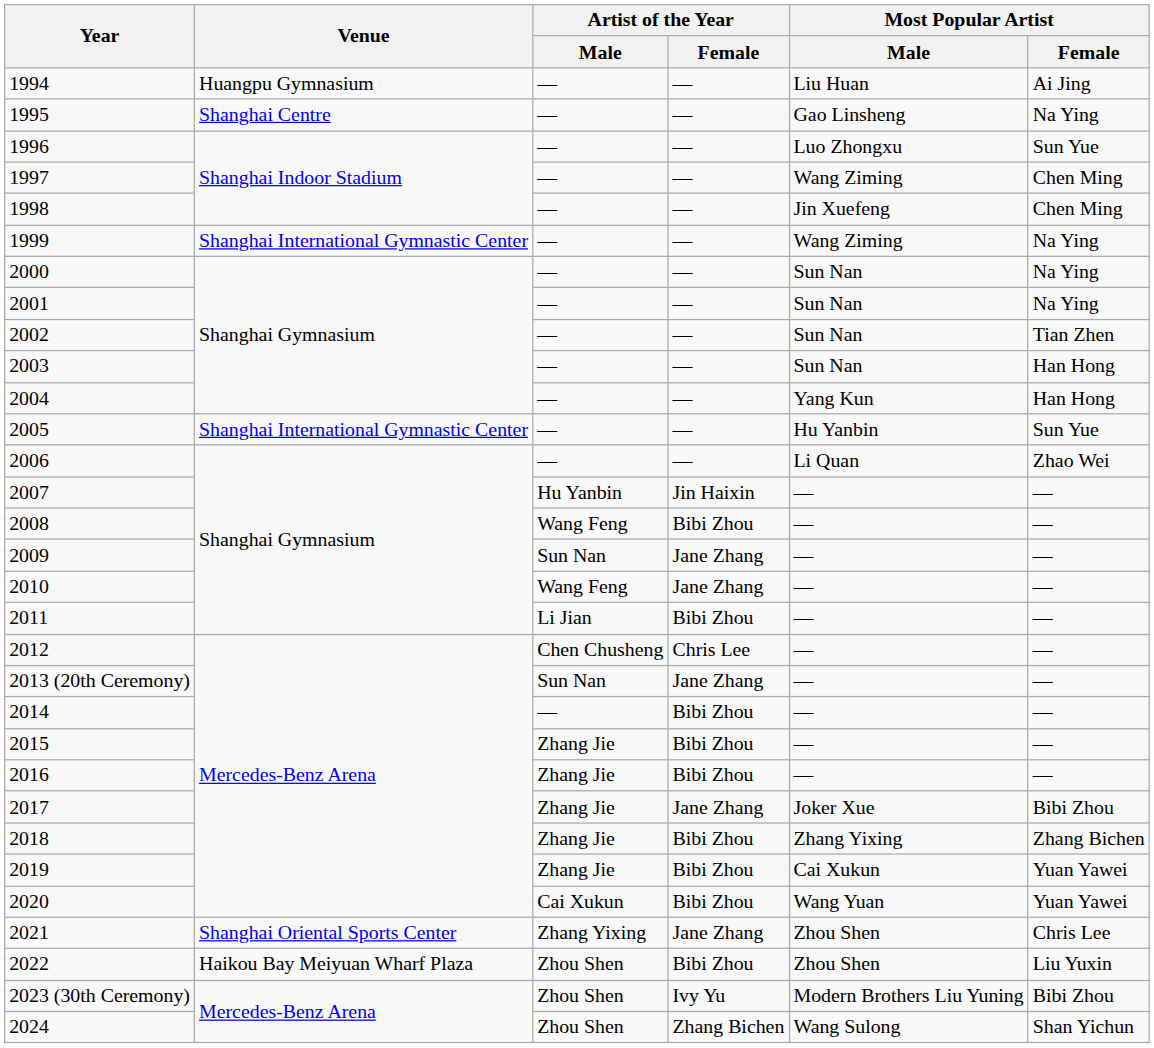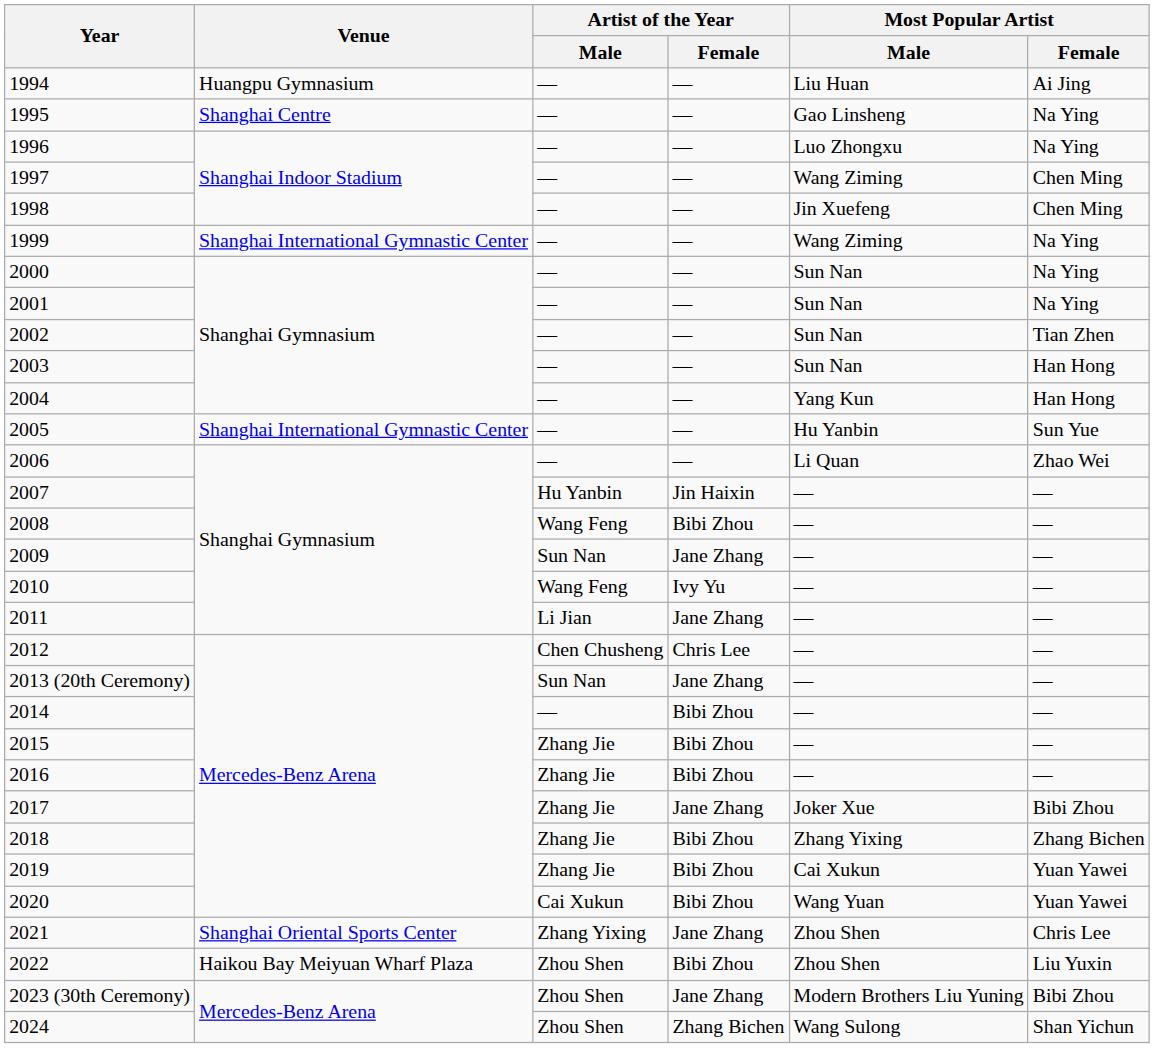(1066, 146) Sun Yue -> (1066, 146) Na Ying
(718, 586) Jane Zhang -> (699, 586) Ivy Yu
(713, 618) Bibi Zhou -> (718, 618) Jane Zhang
(699, 995) Ivy Yu -> (718, 995) Jane Zhang
